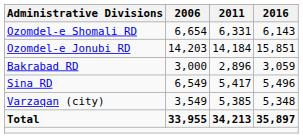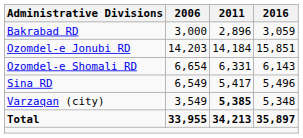rows swapped: (43, 66) <-> (72, 31)
(235, 101) normal -> (235, 101) bold
